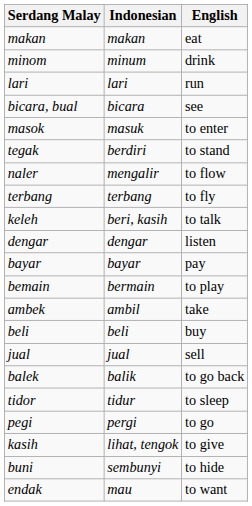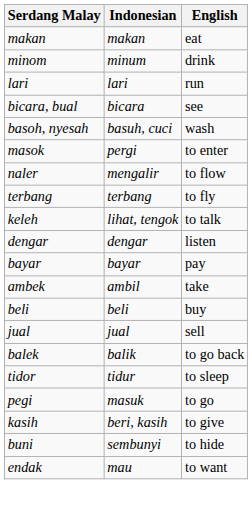+ row: (48, 128)
(125, 128) masuk -> (122, 151) pergi
- row: (23, 151)
(137, 219) beri, kasih -> (143, 219) lihat, tengok
- row: (29, 286)
(122, 422) pergi -> (125, 399) masuk
(143, 444) lihat, tengok -> (137, 422) beri, kasih
